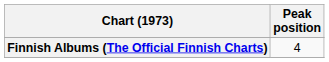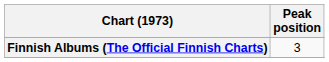(297, 47) 4 -> (297, 47) 3
